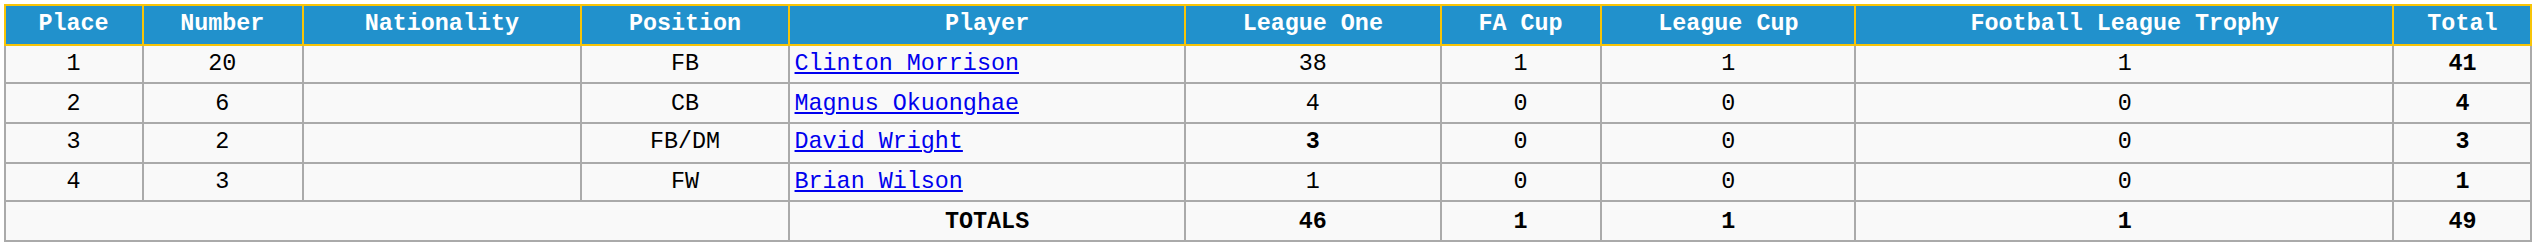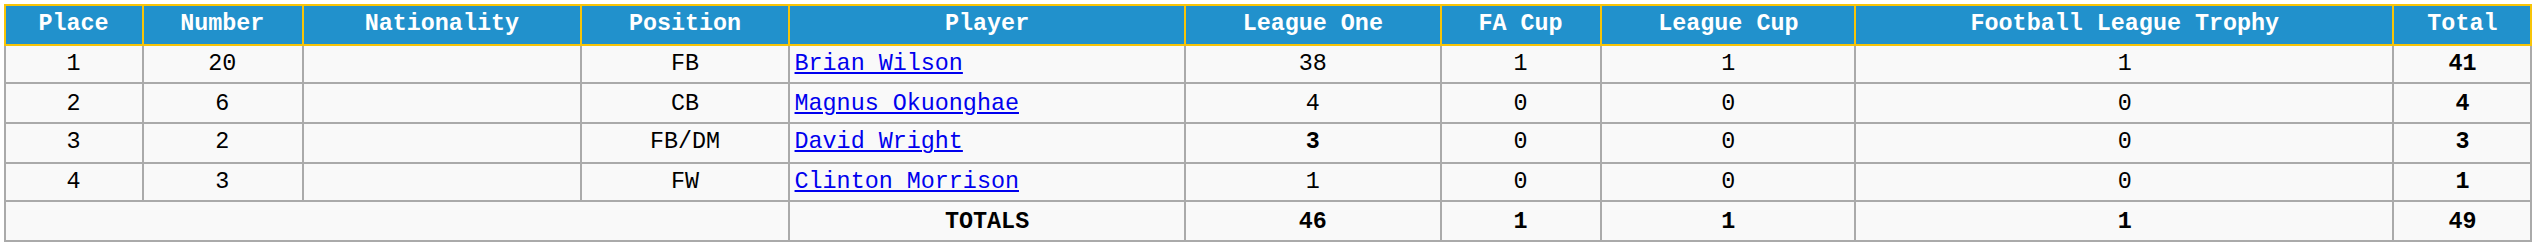(907, 64) Clinton Morrison -> (879, 64) Brian Wilson
(879, 182) Brian Wilson -> (907, 182) Clinton Morrison
